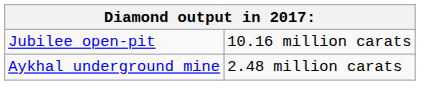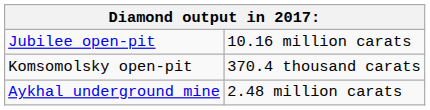+ row: (100, 67)
